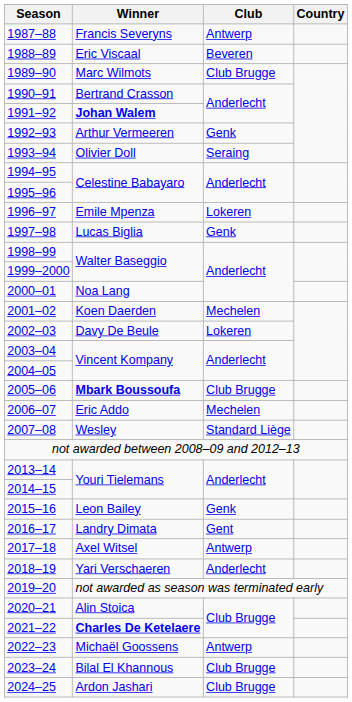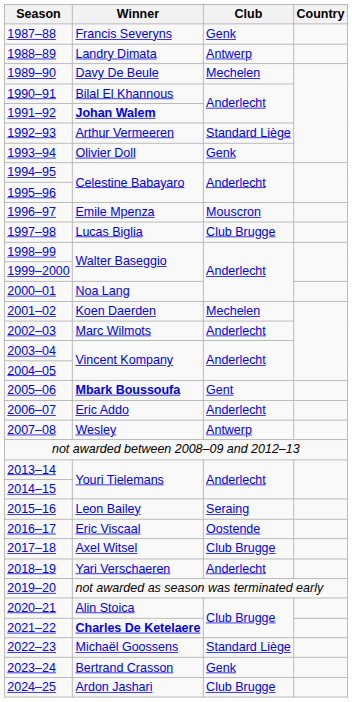(229, 34) Antwerp -> (221, 34) Genk
(108, 53) Eric Viscaal -> (116, 53) Landry Dimata
(229, 53) Beveren -> (229, 53) Antwerp
(113, 73) Marc Wilmots -> (117, 73) Davy De Beule
(241, 73) Club Brugge -> (233, 73) Mechelen
(124, 93) Bertrand Crasson -> (124, 93) Bilal El Khannous
(221, 133) Genk -> (248, 133) Standard Liège
(228, 152) Seraing -> (221, 152) Genk
(229, 212) Lokeren -> (234, 212) Mouscron
(221, 232) Genk -> (241, 232) Club Brugge
(117, 331) Davy De Beule -> (113, 331) Marc Wilmots
(229, 331) Lokeren -> (236, 331) Anderlecht
(241, 390) Club Brugge -> (220, 390) Gent
(233, 410) Mechelen -> (236, 410) Anderlecht
(248, 430) Standard Liège -> (229, 430) Antwerp
(221, 509) Genk -> (228, 509) Seraing
(116, 529) Landry Dimata -> (108, 529) Eric Viscaal
(220, 529) Gent -> (233, 529) Oostende
(229, 548) Antwerp -> (241, 548) Club Brugge
(229, 647) Antwerp -> (248, 647) Standard Liège
(124, 667) Bilal El Khannous -> (124, 667) Bertrand Crasson
(241, 667) Club Brugge -> (221, 667) Genk
